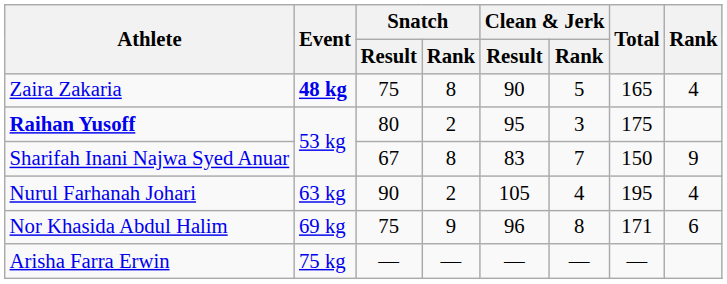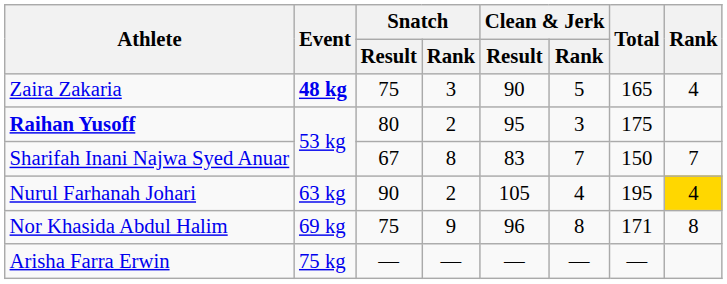(451, 90) 8 -> (451, 90) 3
(693, 158) 9 -> (693, 158) 7
(693, 192) no background -> (693, 192) gold background
(693, 227) 6 -> (693, 227) 8
